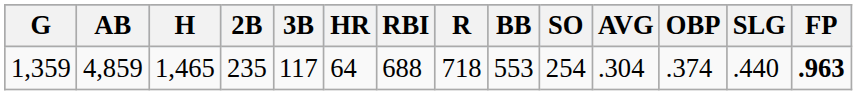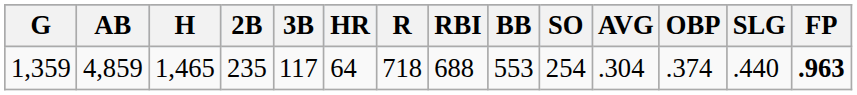columns swapped: (462, 25) <-> (406, 25)
